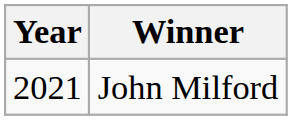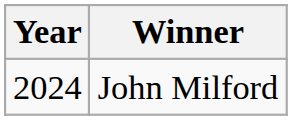(47, 86) 2021 -> (47, 86) 2024
